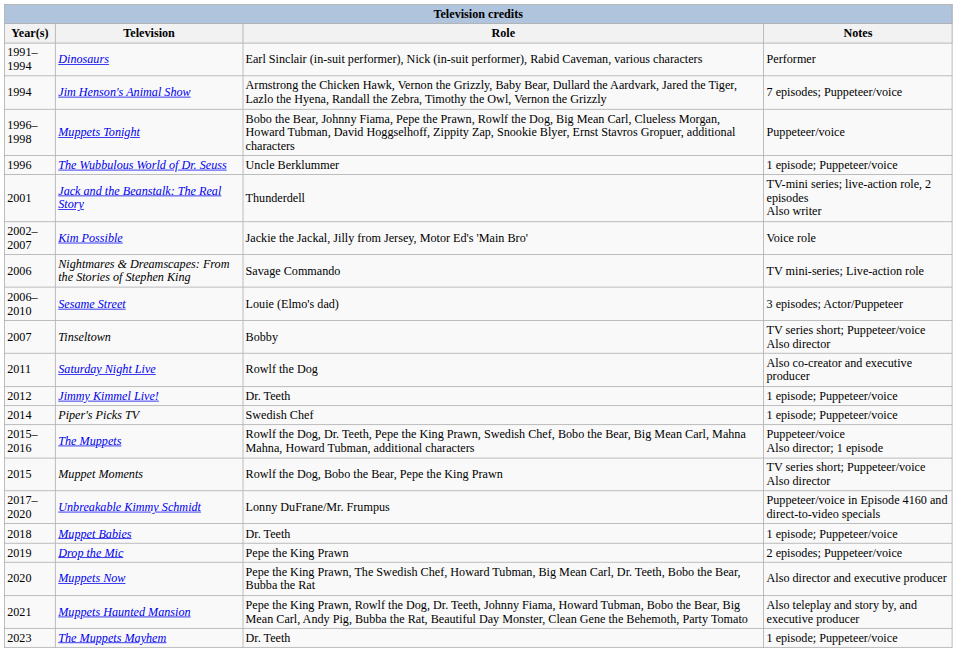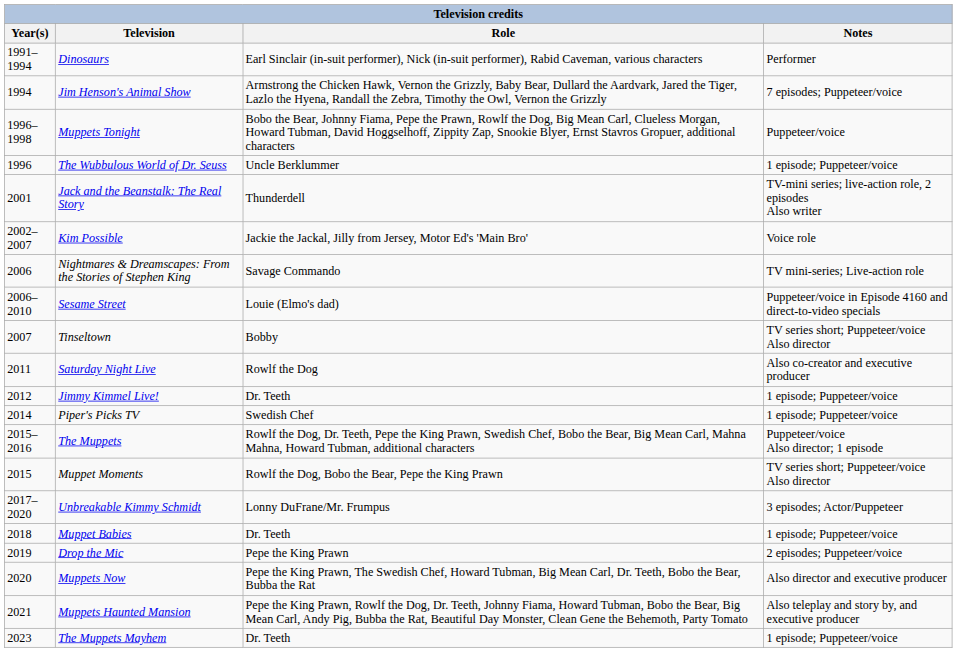(835, 303) 3 episodes; Actor/Puppeteer -> (857, 303) Puppeteer/voice in Episode 4160 and direct-to-video specials
(857, 507) Puppeteer/voice in Episode 4160 and direct-to-video specials -> (835, 507) 3 episodes; Actor/Puppeteer
